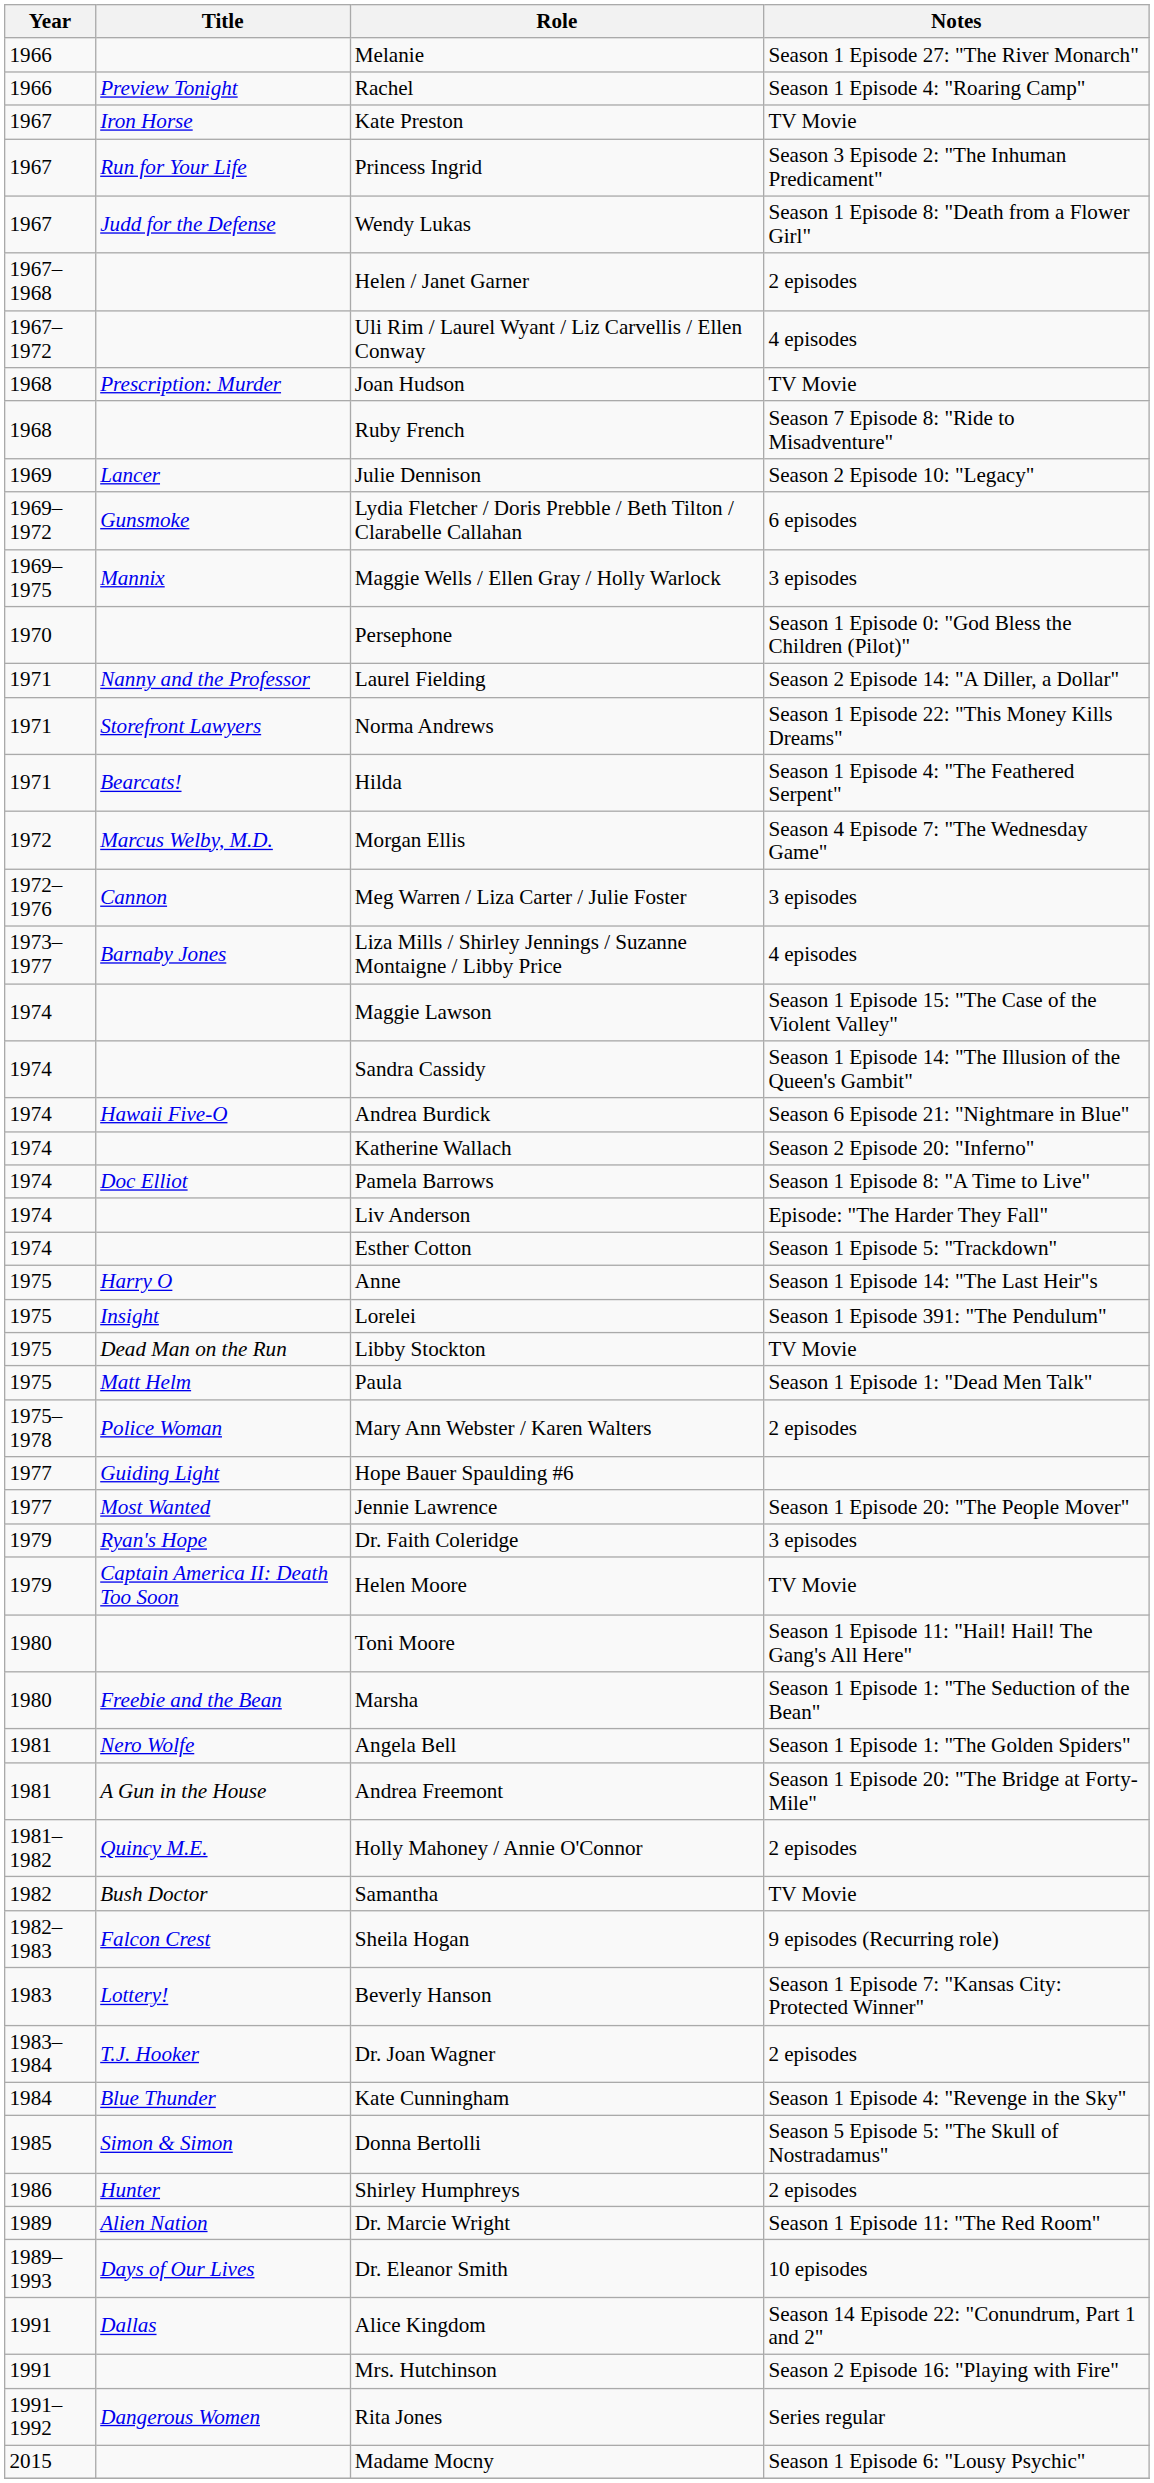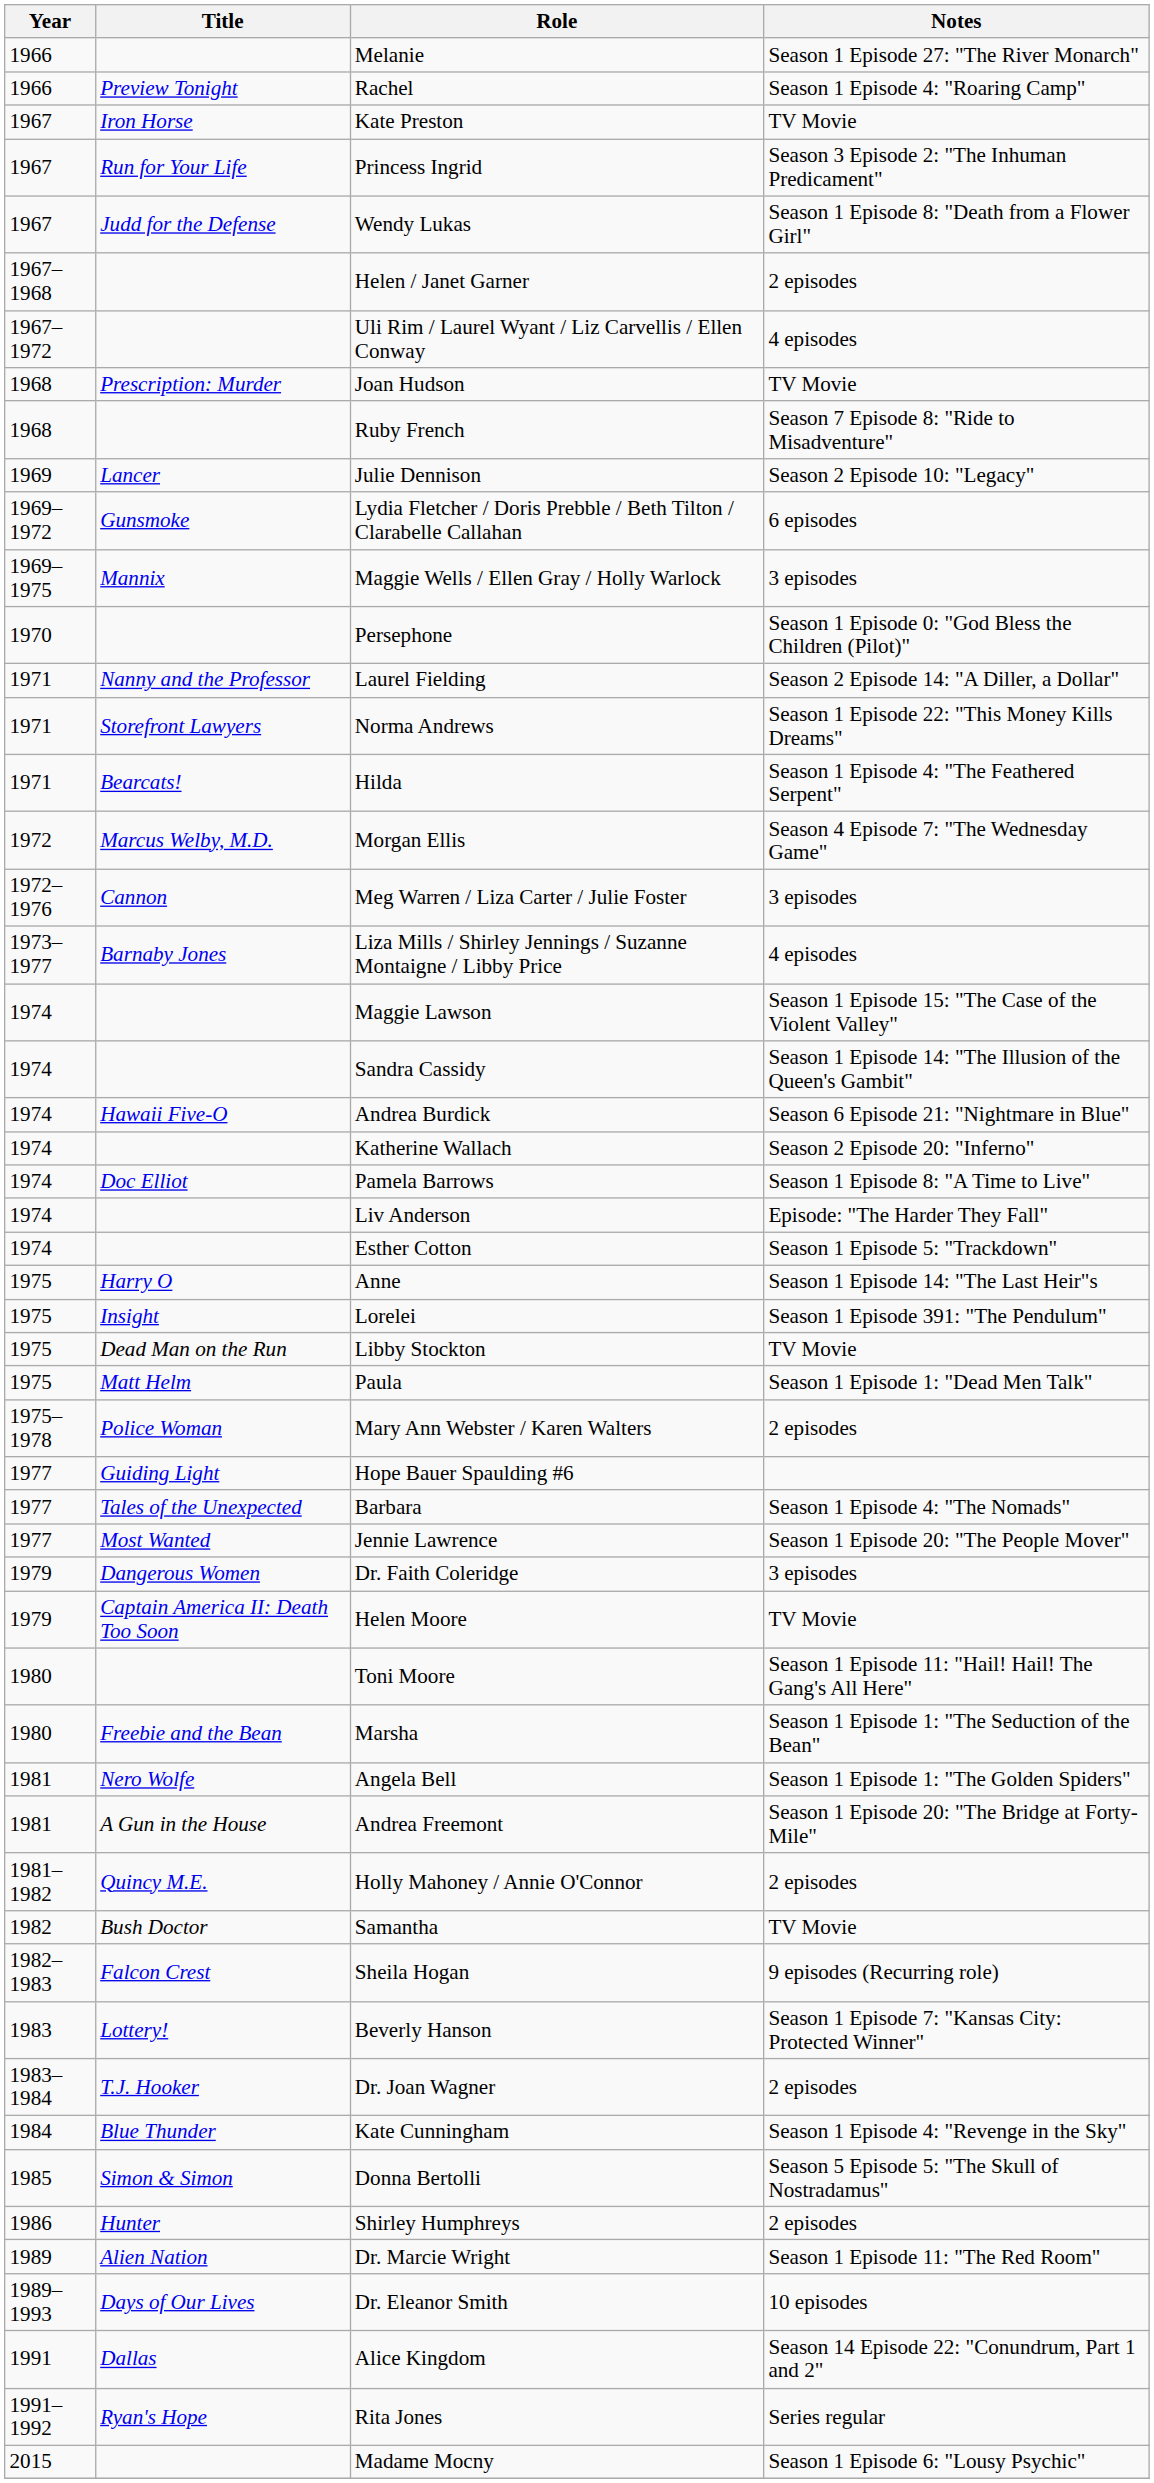+ row: (388, 1506)
(154, 1540) Ryan's Hope -> (180, 1573) Dangerous Women
- row: (426, 2371)
(180, 2416) Dangerous Women -> (154, 2416) Ryan's Hope
